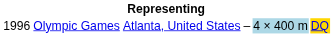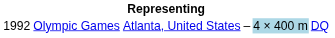(17, 25) 1996 -> (17, 25) 1992
(320, 25) gold background -> (320, 25) no background
